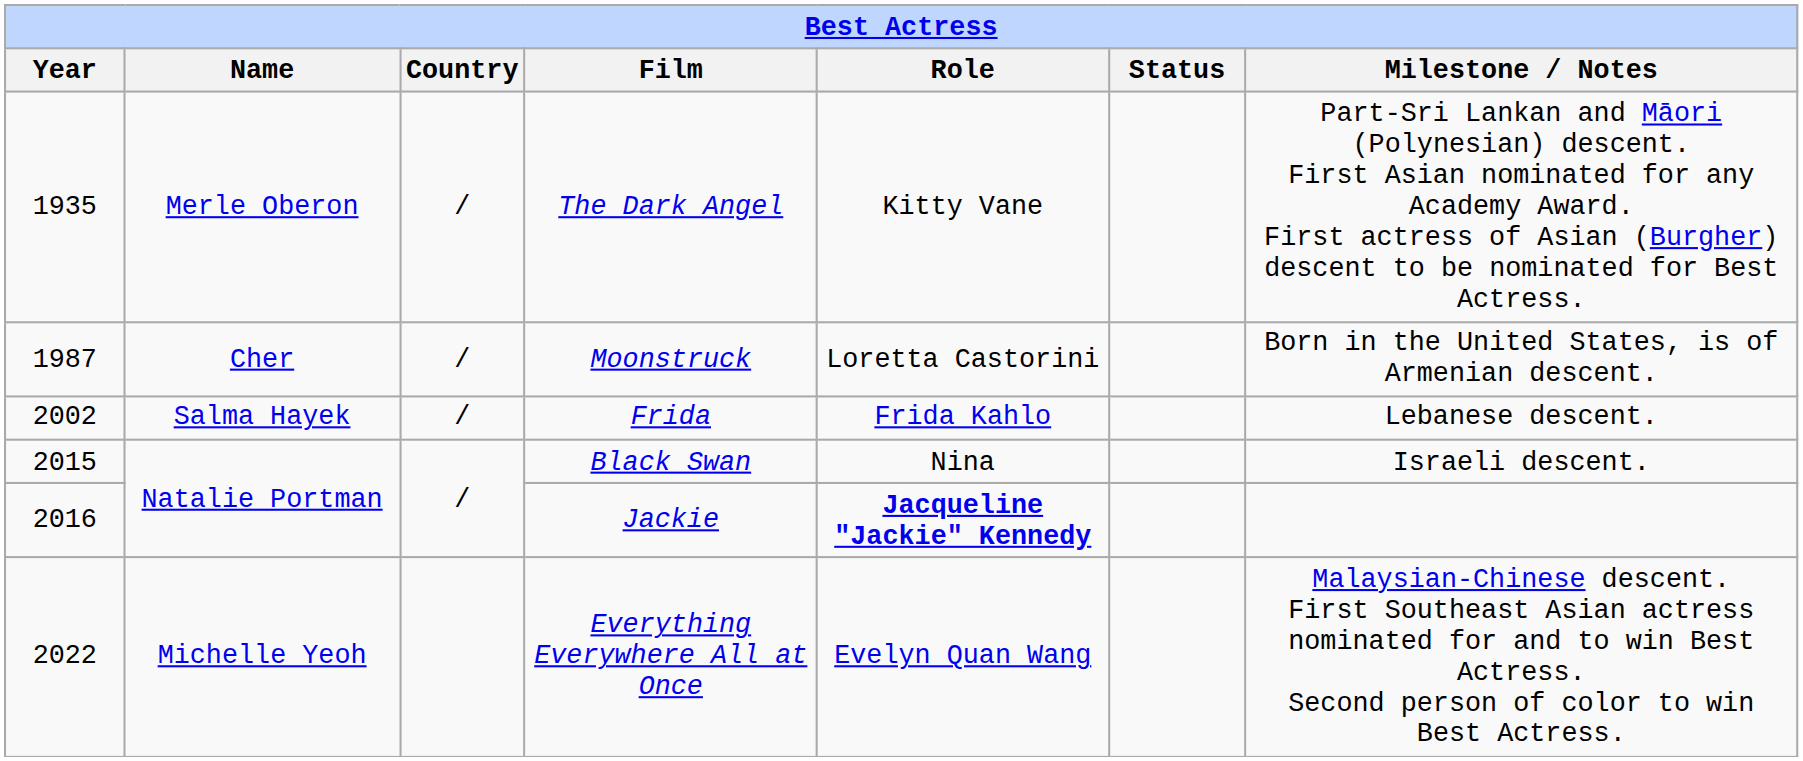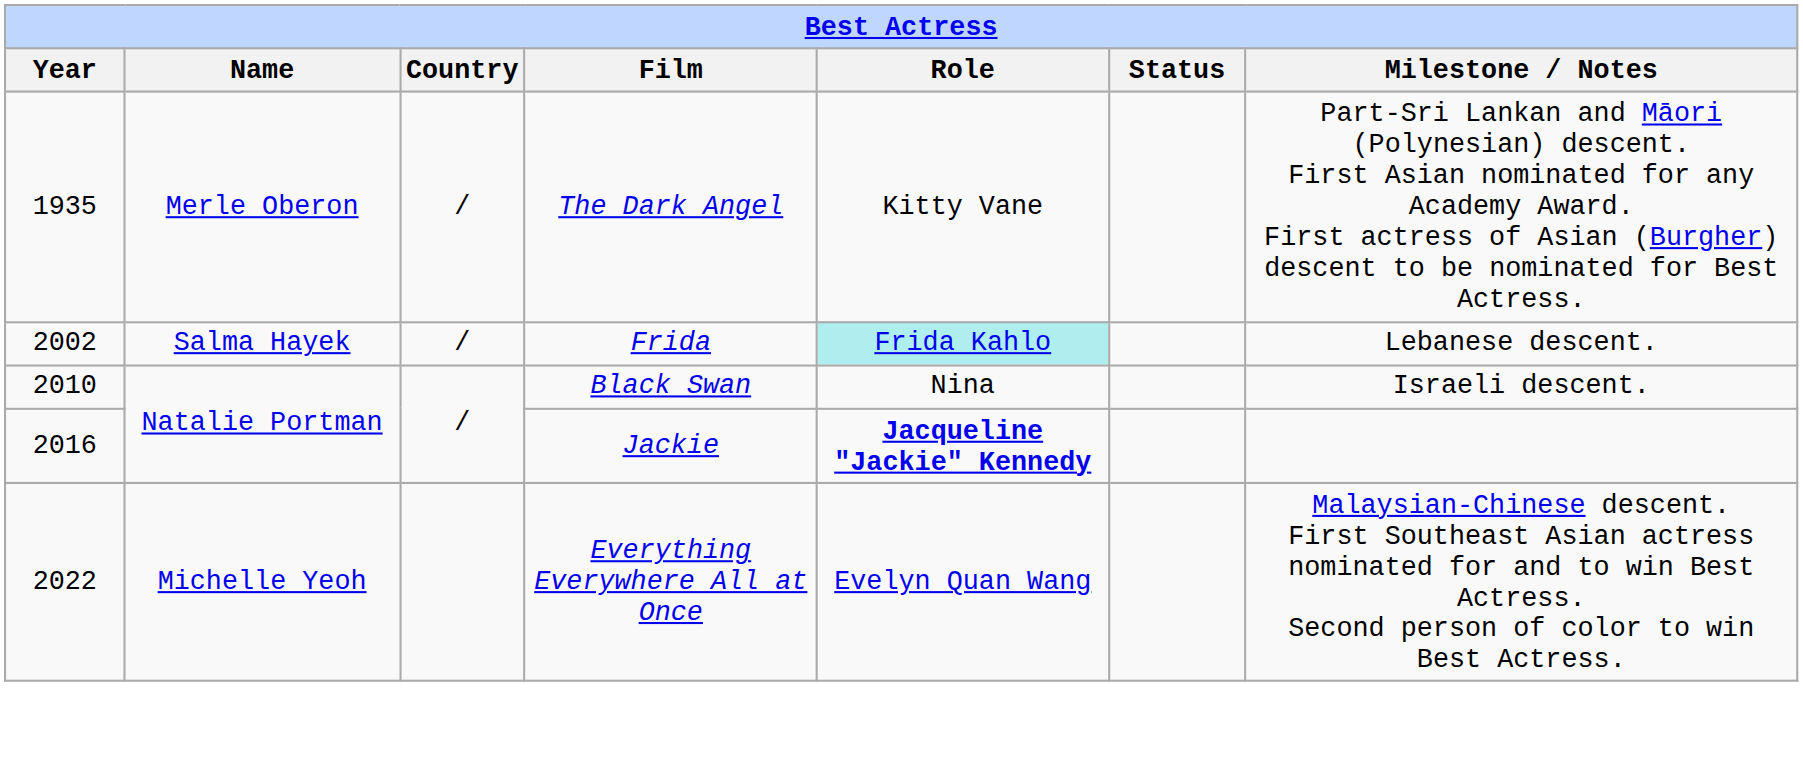- row: (671, 359)
(963, 418) no background -> (963, 343) paleturquoise background
(65, 461) 2015 -> (65, 387) 2010
